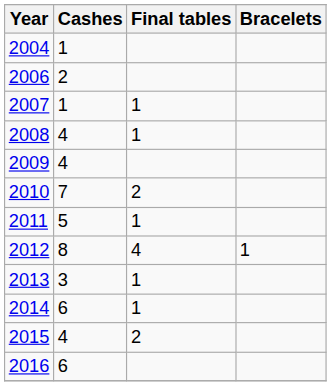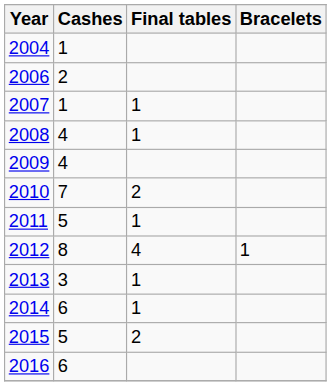(63, 337) 4 -> (63, 337) 5
